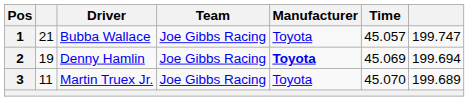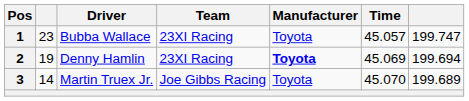(46, 37) 21 -> (46, 37) 23
(213, 37) Joe Gibbs Racing -> (196, 37) 23XI Racing
(213, 58) Joe Gibbs Racing -> (196, 58) 23XI Racing
(46, 80) 11 -> (46, 80) 14
